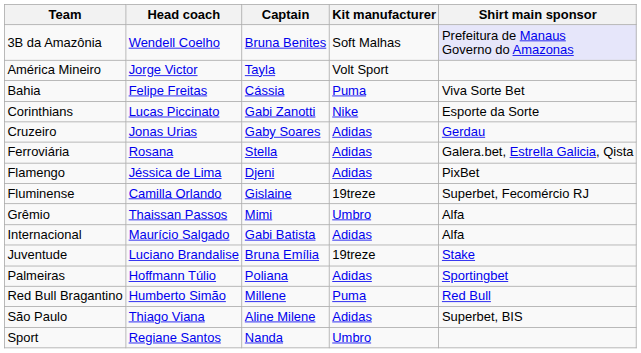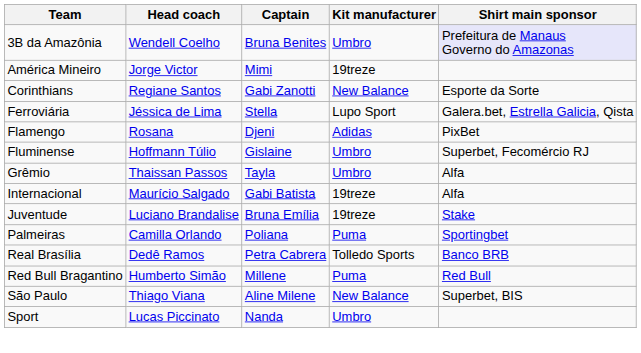(366, 42) Soft Malhas -> (352, 42) Umbro
(260, 70) Tayla -> (259, 70) Mimi
(360, 70) Volt Sport -> (354, 70) 19treze
- row: (24, 91)
(174, 111) Lucas Piccinato -> (175, 91) Regiane Santos
(345, 111) Nike -> (370, 91) New Balance
- row: (32, 132)
(151, 152) Rosana -> (175, 111) Jéssica de Lima
(352, 152) Adidas -> (364, 111) Lupo Sport
(175, 173) Jéssica de Lima -> (151, 132) Rosana
(175, 193) Camilla Orlando -> (172, 152) Hoffmann Túlio
(354, 193) 19treze -> (352, 152) Umbro
(259, 214) Mimi -> (260, 173) Tayla
(352, 234) Adidas -> (354, 193) 19treze
(172, 276) Hoffmann Túlio -> (175, 234) Camilla Orlando
(352, 276) Adidas -> (349, 234) Puma
+ row: (44, 255)
(352, 317) Adidas -> (370, 296) New Balance
(175, 337) Regiane Santos -> (174, 317) Lucas Piccinato
